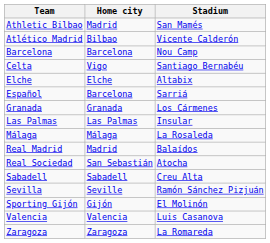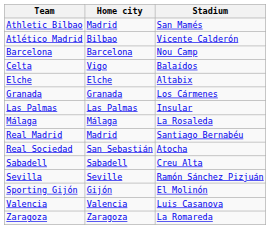(200, 66) Santiago Bernabéu -> (177, 66) Balaídos
- row: (24, 94)
(177, 149) Balaídos -> (200, 135) Santiago Bernabéu
